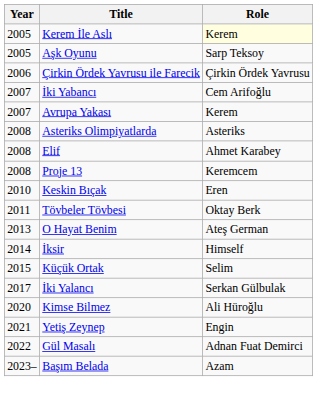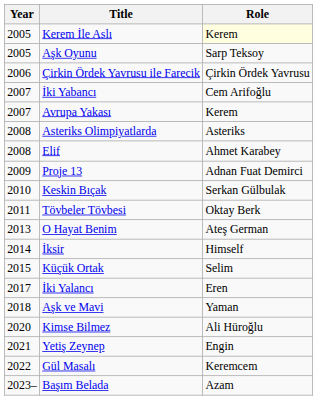(19, 170) 2008 -> (19, 170) 2009
(231, 170) Keremcem -> (254, 170) Adnan Fuat Demirci
(217, 190) Eren -> (245, 190) Serkan Gülbulak
(245, 288) Serkan Gülbulak -> (217, 288) Eren
+ row: (73, 307)
(254, 346) Adnan Fuat Demirci -> (231, 366) Keremcem
